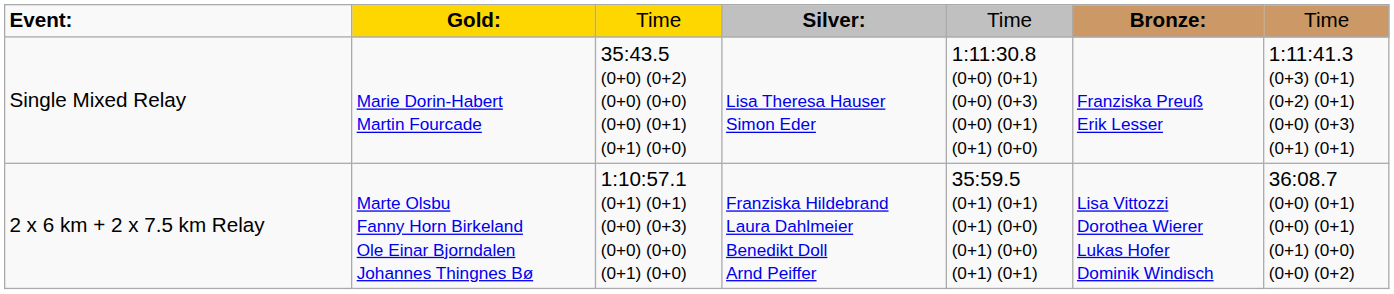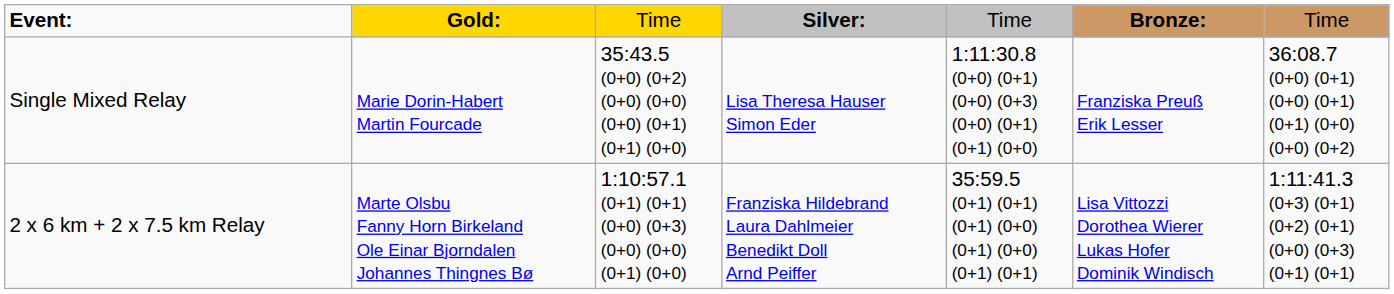(1312, 100) 1:11:41.3 (0+3) (0+1) (0+2) (0+1) (0+0) (0+3) (0+1) (0+1) -> (1312, 100) 36:08.7 (0+0) (0+1) (0+0) (0+1) (0+1) (0+0) (0+0) (0+2)
(1312, 225) 36:08.7 (0+0) (0+1) (0+0) (0+1) (0+1) (0+0) (0+0) (0+2) -> (1312, 225) 1:11:41.3 (0+3) (0+1) (0+2) (0+1) (0+0) (0+3) (0+1) (0+1)
